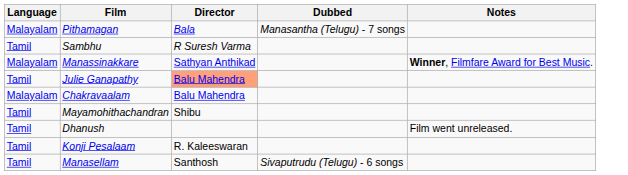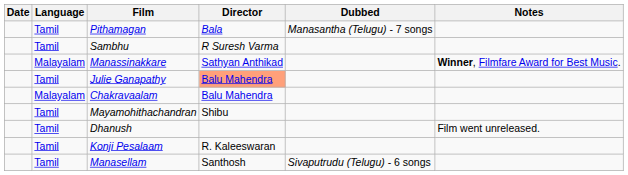+ column: (18, 13)
(32, 29) Malayalam -> (47, 29) Tamil
